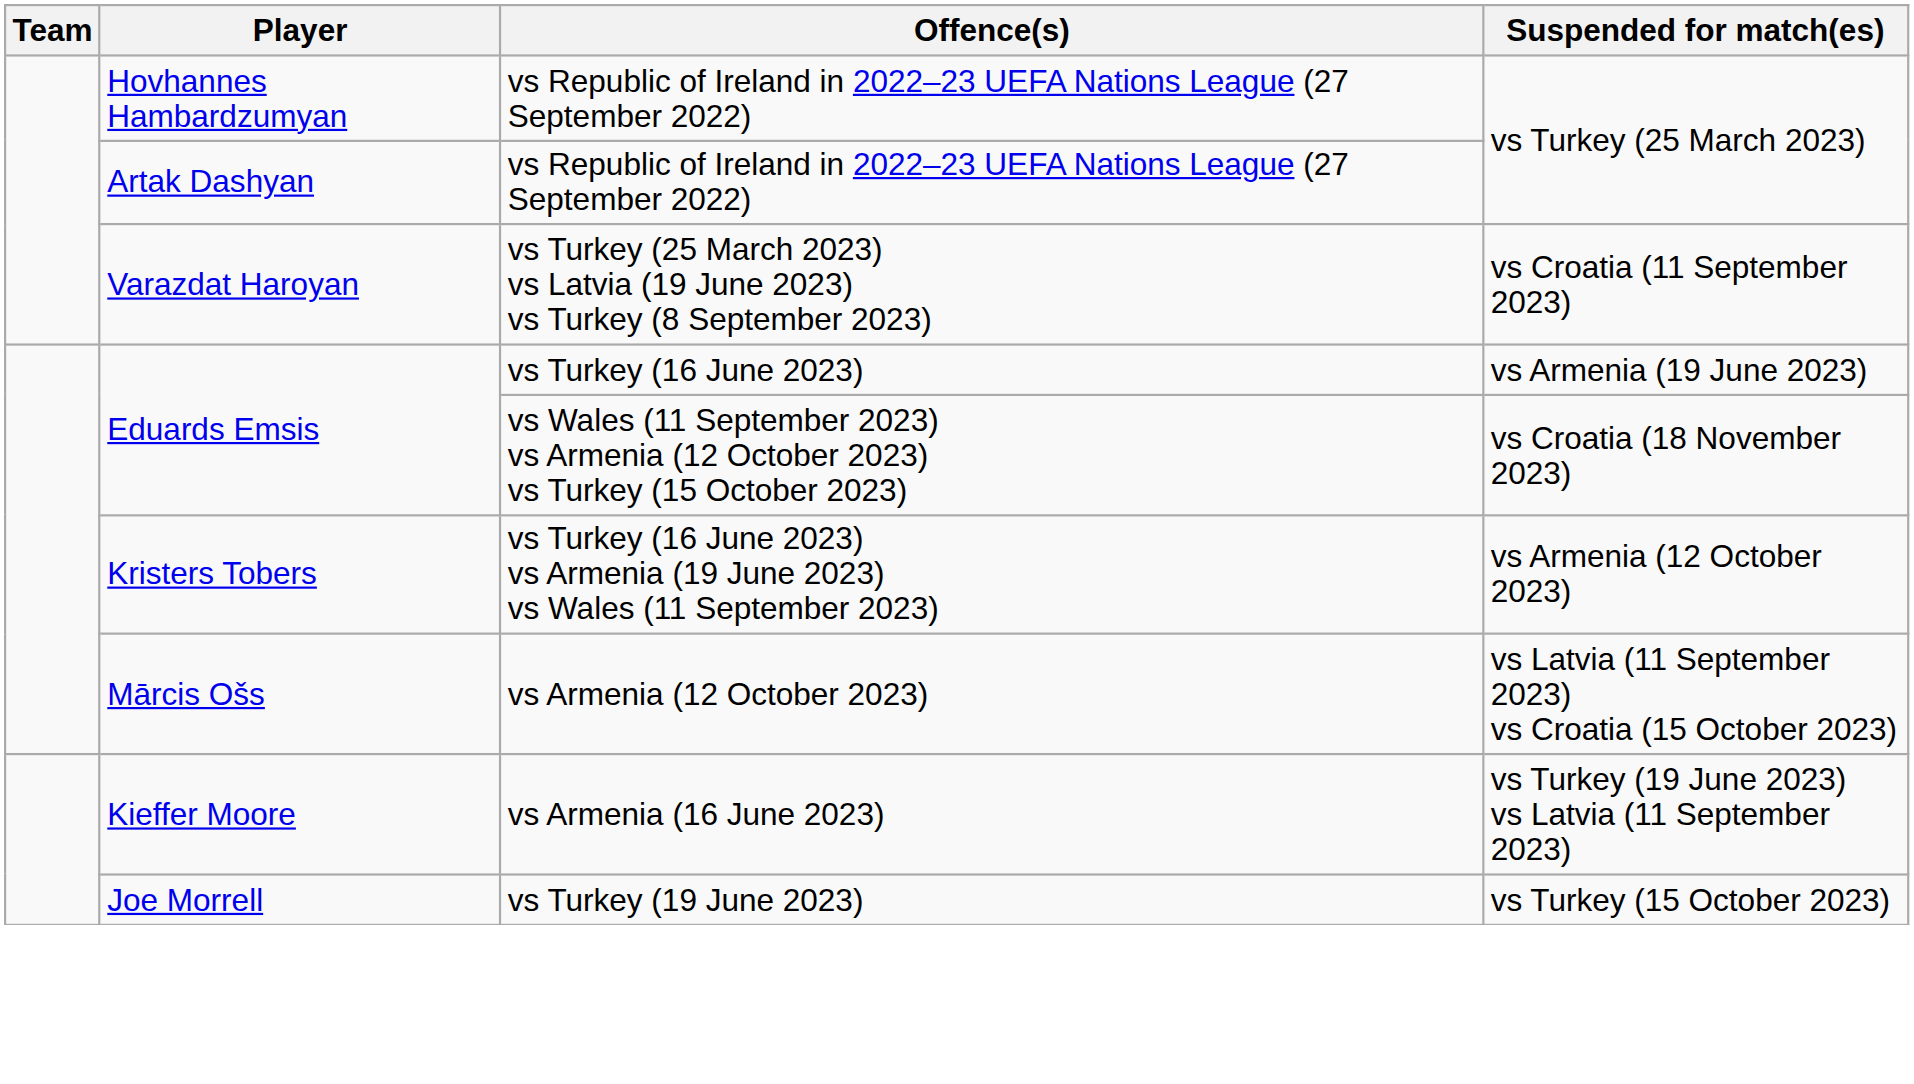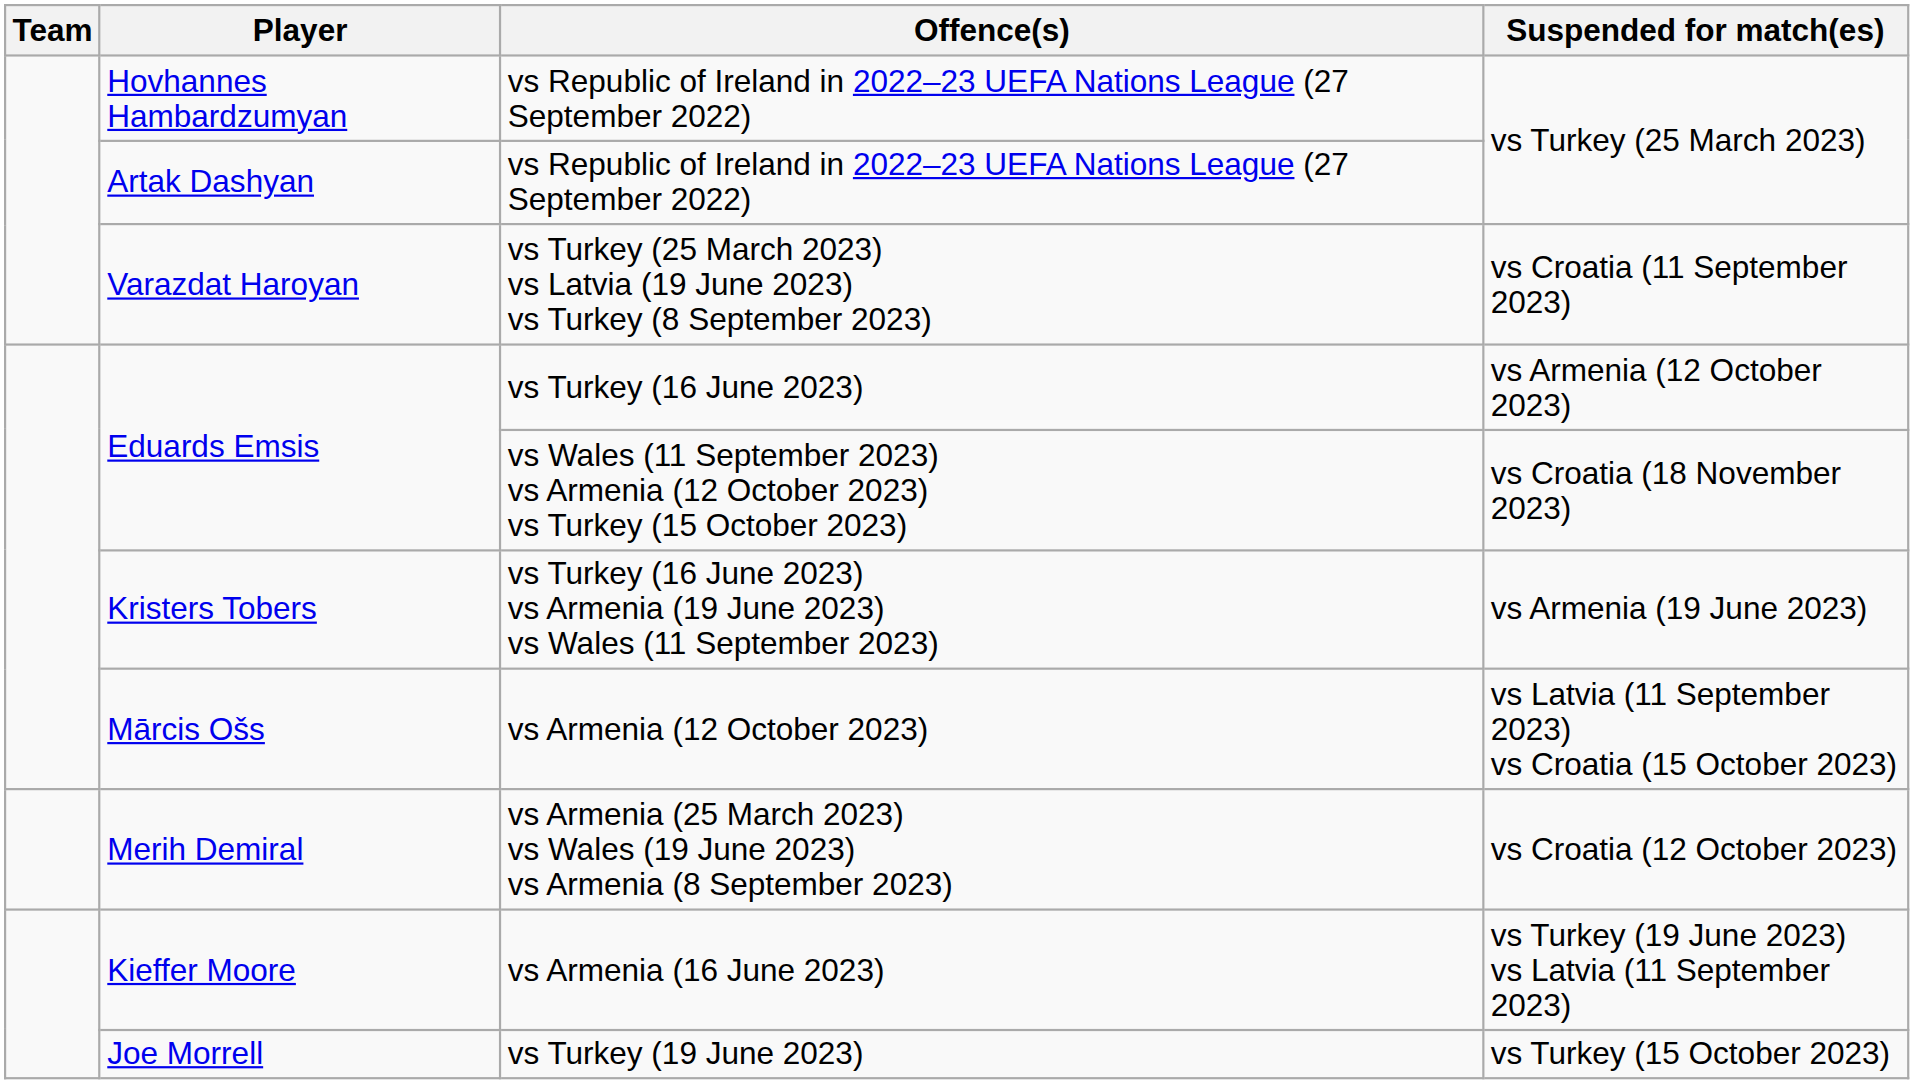(1679, 370) vs Armenia (19 June 2023) -> (1656, 387) vs Armenia (12 October 2023)
(1656, 575) vs Armenia (12 October 2023) -> (1679, 610) vs Armenia (19 June 2023)
+ row: (205, 849)
